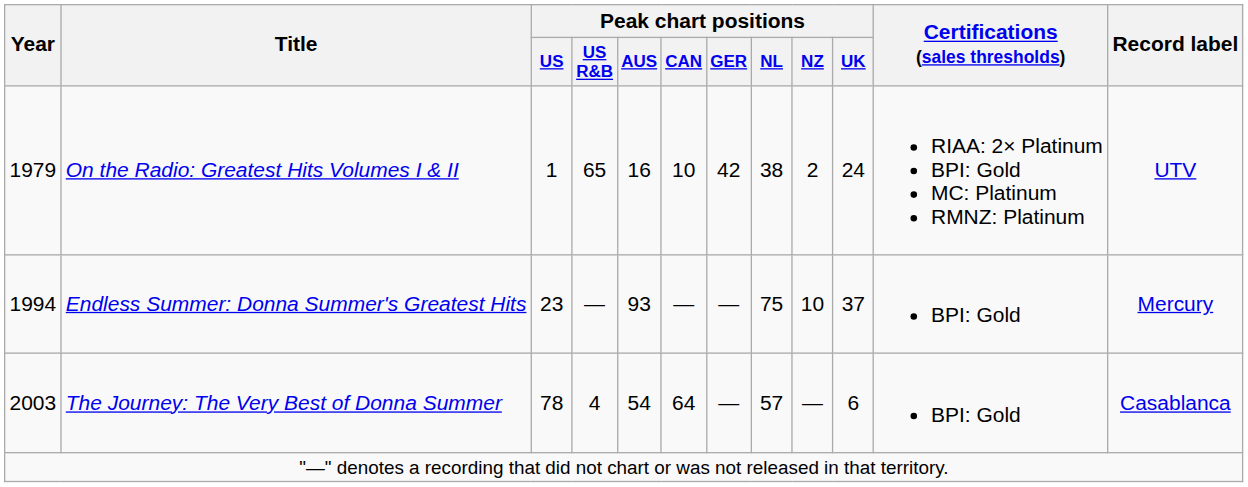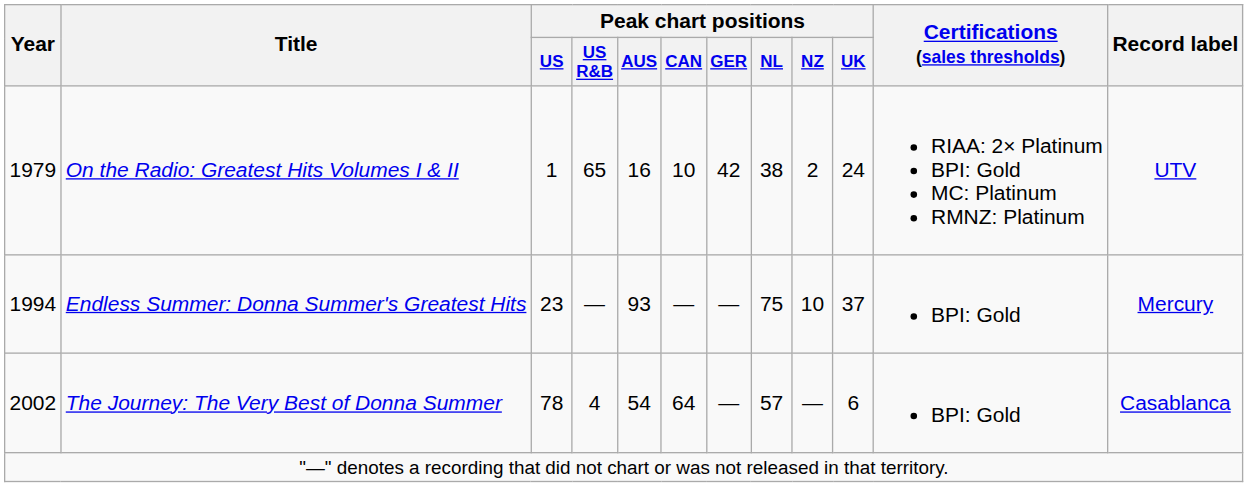(33, 402) 2003 -> (33, 402) 2002
